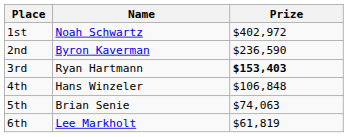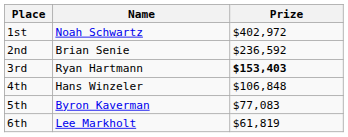(103, 50) Byron Kaverman -> (92, 50) Brian Senie
(260, 50) $236,590 -> (260, 50) $236,592
(92, 105) Brian Senie -> (103, 105) Byron Kaverman
(256, 105) $74,063 -> (256, 105) $77,083
